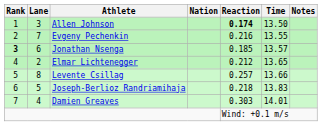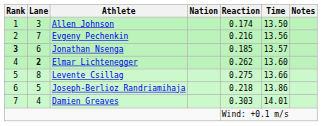(241, 24) bold -> (241, 24) normal
(276, 37) 13.55 -> (276, 37) 13.56
(39, 62) normal -> (39, 62) bold
(241, 62) 0.212 -> (241, 62) 0.262
(276, 62) 13.65 -> (276, 62) 13.60
(241, 75) 0.257 -> (241, 75) 0.275
(276, 88) 13.83 -> (276, 88) 13.86
